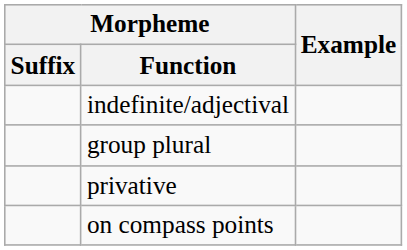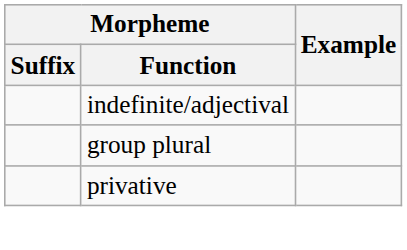- row: (180, 225)
